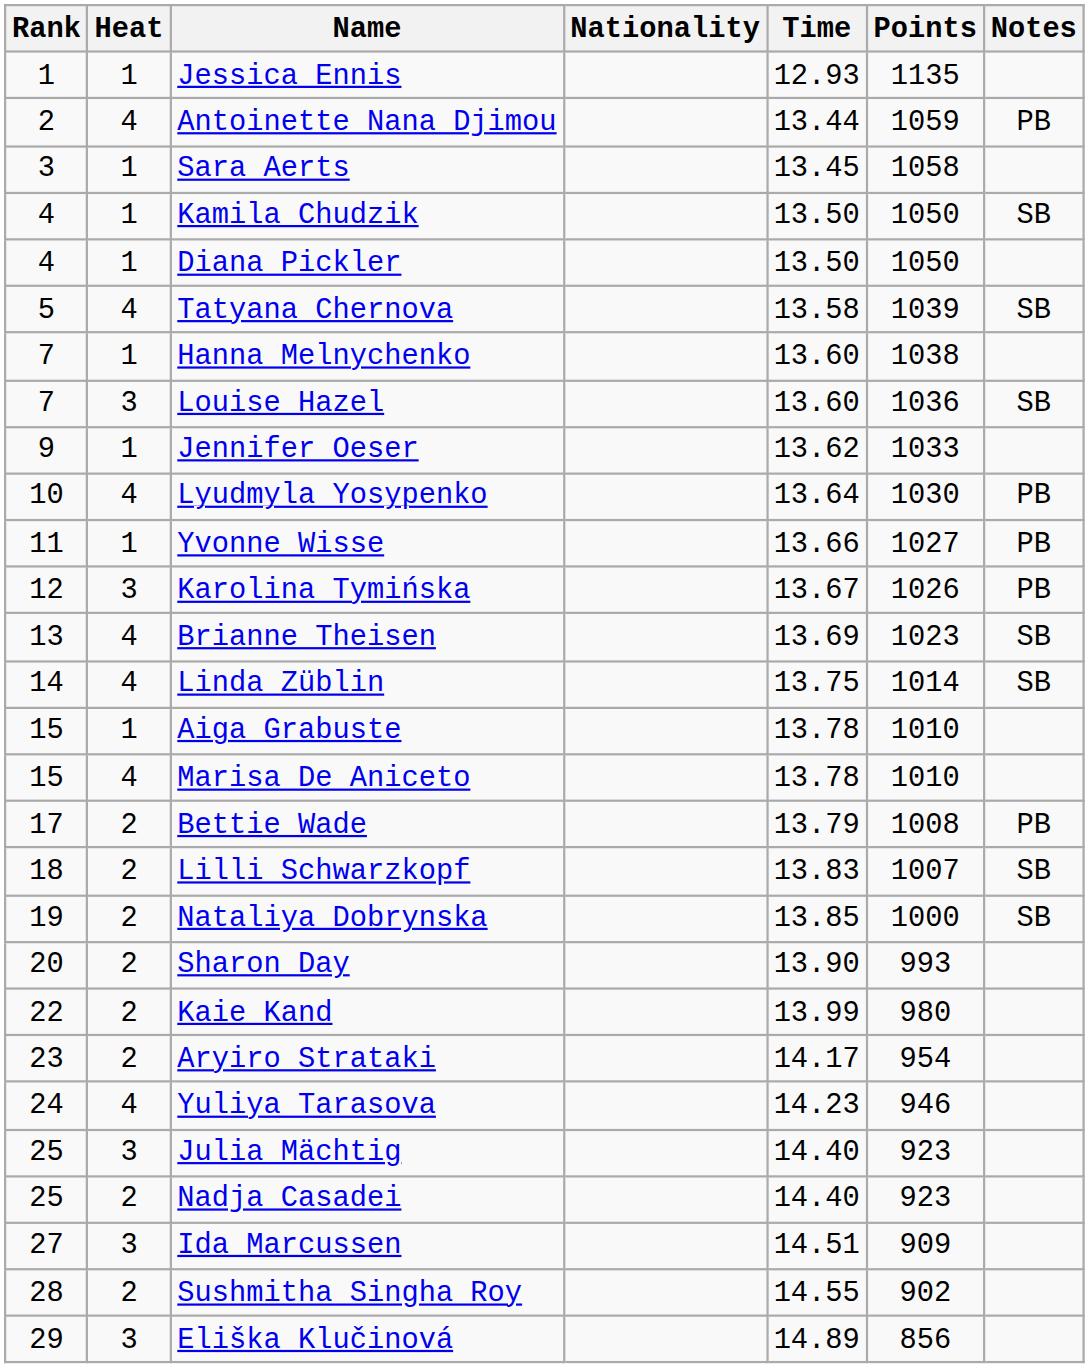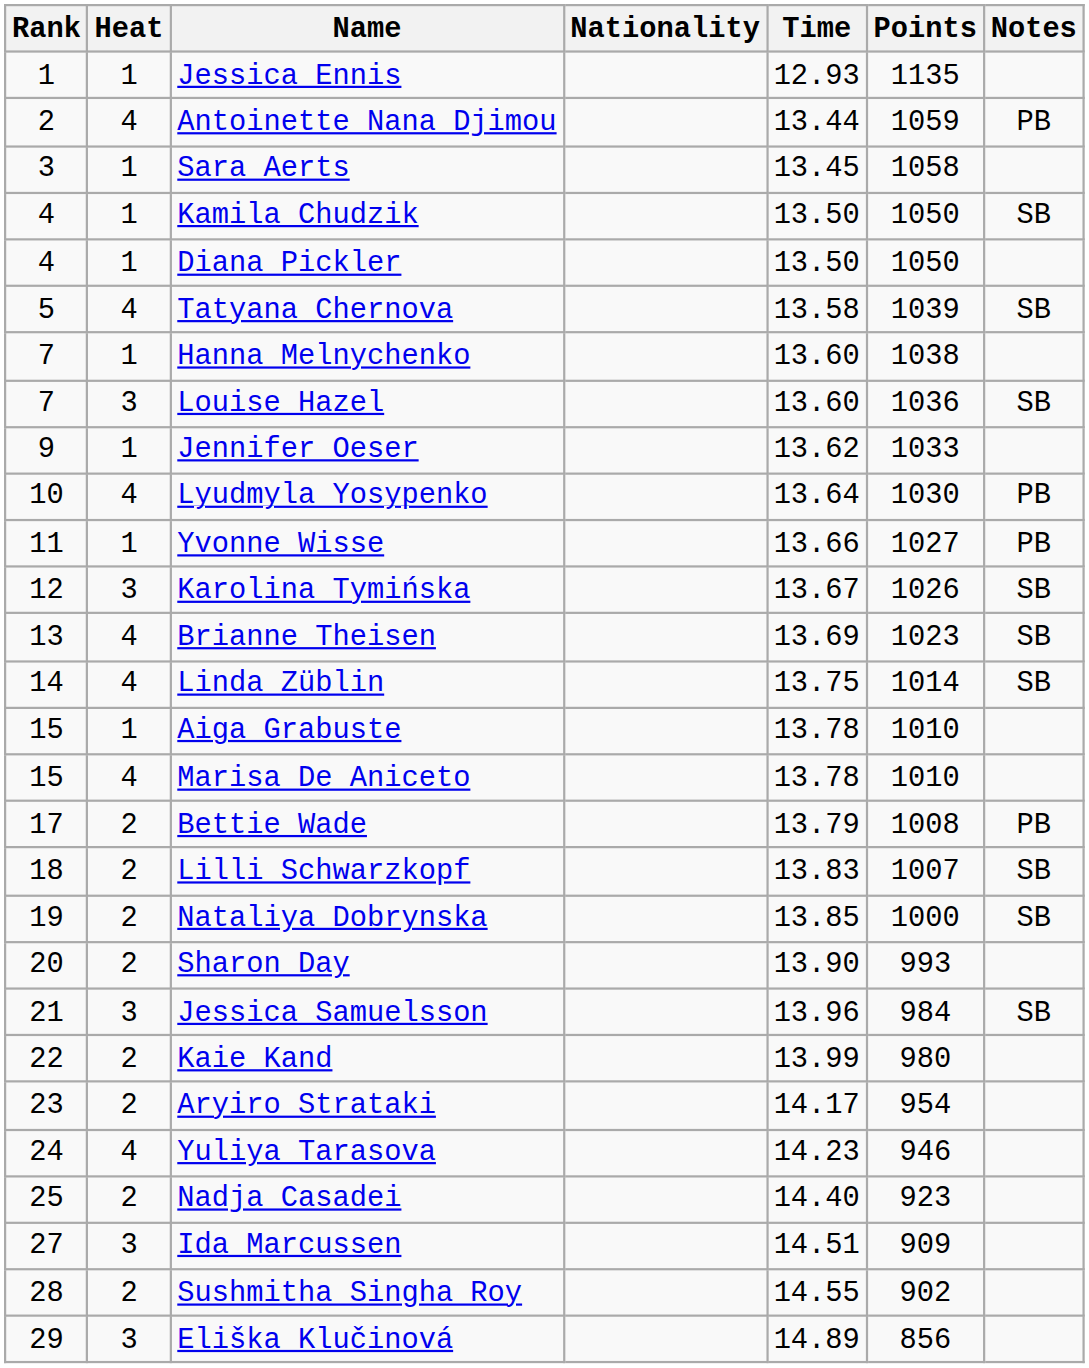(1034, 590) PB -> (1034, 590) SB
+ row: (332, 1012)
- row: (289, 1152)
